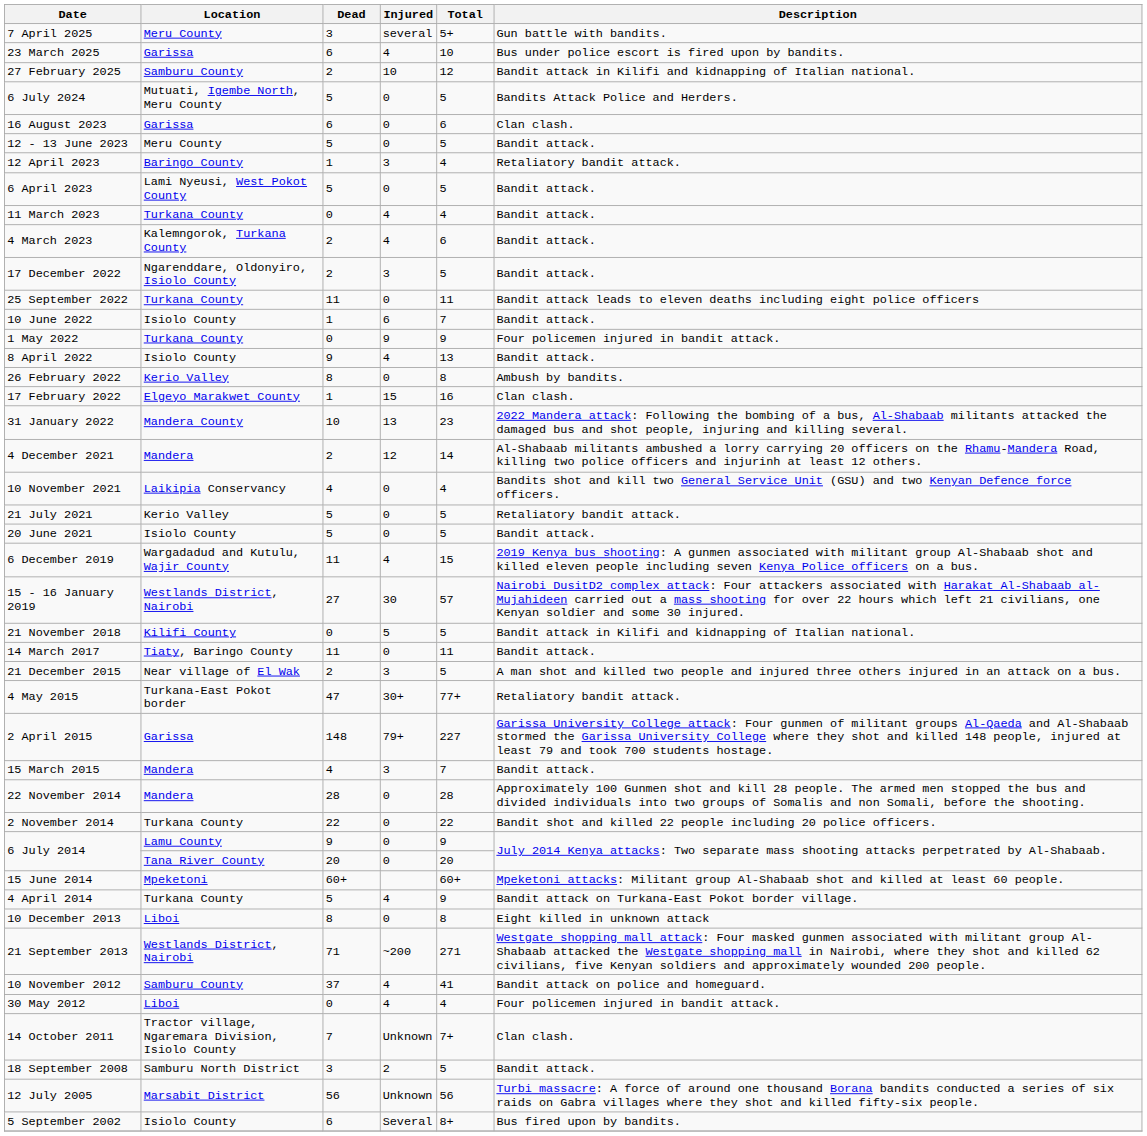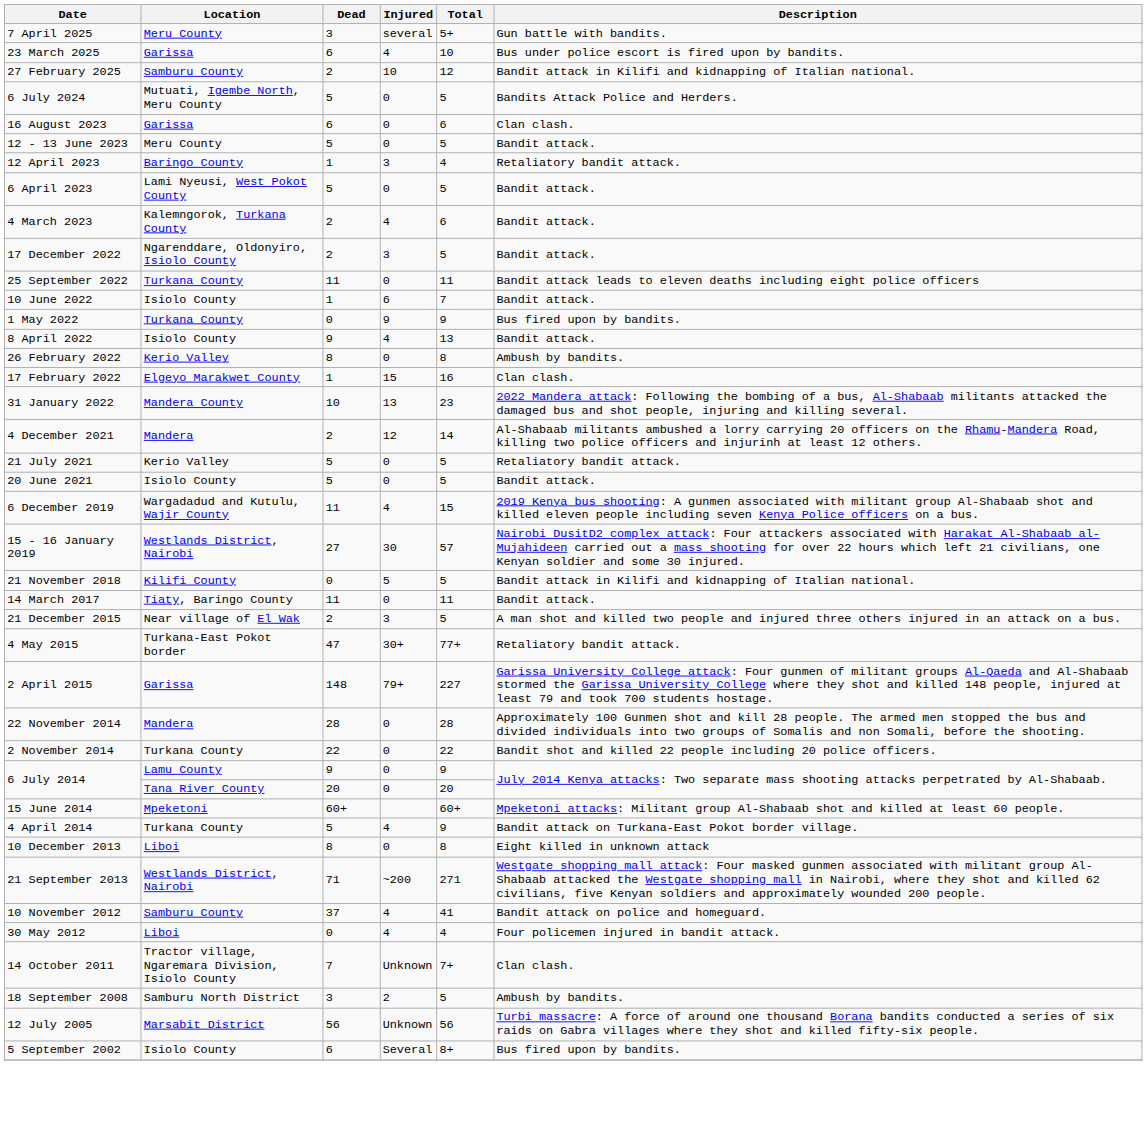- row: (53, 215)
(638, 339) Four policemen injured in bandit attack. -> (589, 319) Bus fired upon by bandits.
- row: (64, 488)
- row: (53, 770)
(546, 1070) Bandit attack. -> (560, 998) Ambush by bandits.
